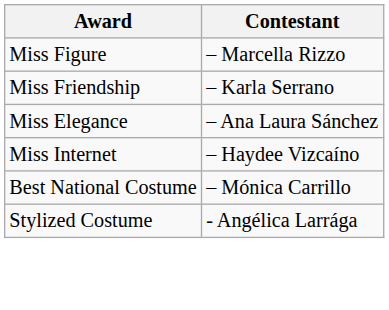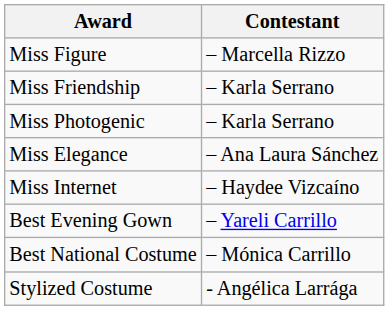+ row: (77, 121)
+ row: (91, 221)
